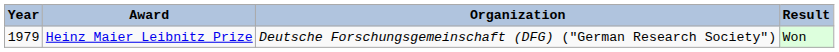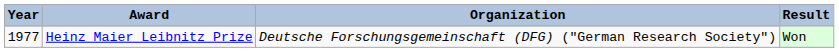(24, 37) 1979 -> (24, 37) 1977
